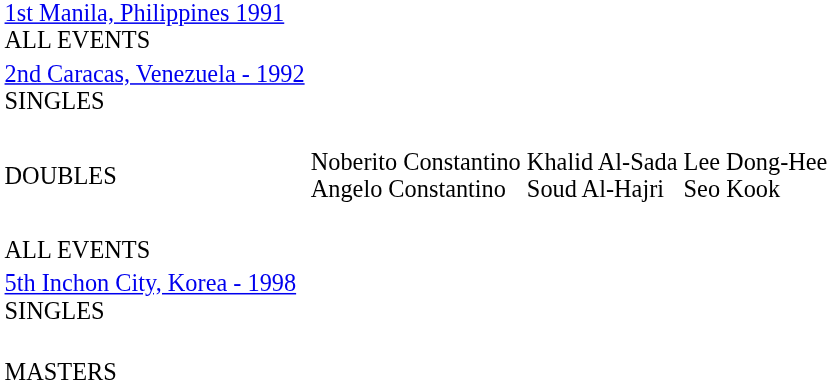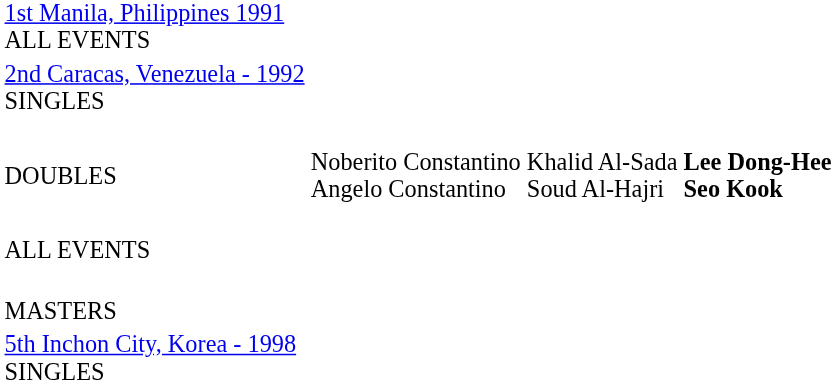(755, 175) normal -> (758, 175) bold
rows swapped: (61, 371) <-> (150, 297)
